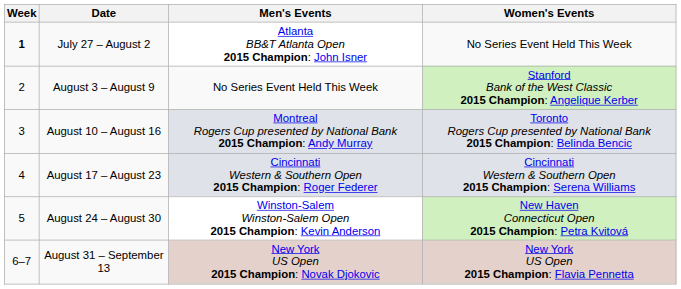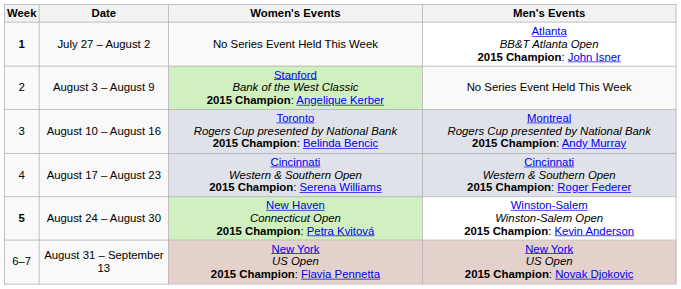columns swapped: (295, 13) <-> (549, 13)
(22, 218) normal -> (22, 218) bold
